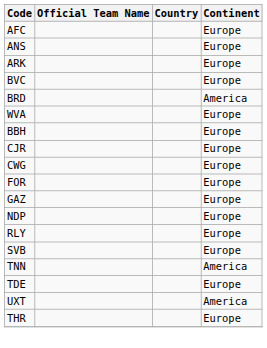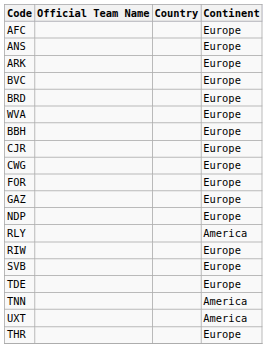(225, 98) America -> (222, 98) Europe
(222, 233) Europe -> (225, 233) America
+ row: (16, 250)
rows swapped: (16, 267) <-> (16, 284)
